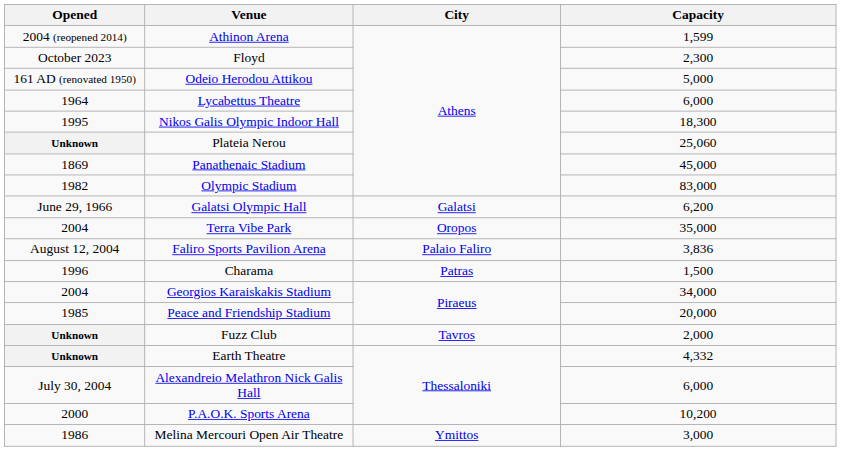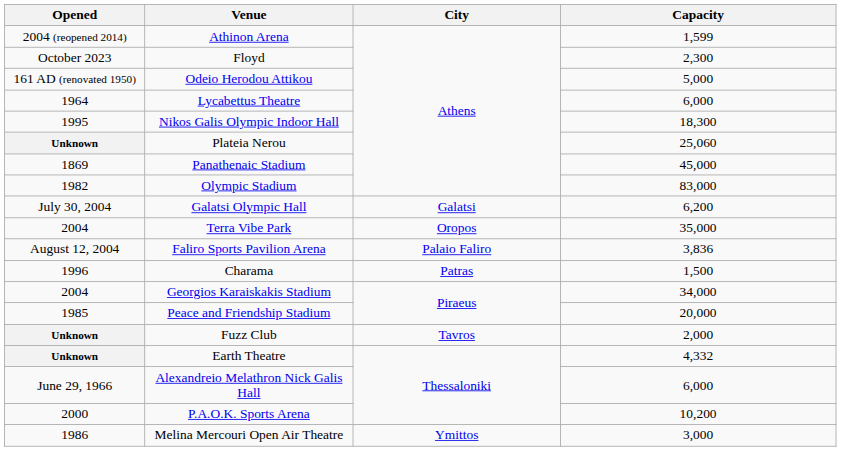(75, 206) June 29, 1966 -> (75, 206) July 30, 2004
(75, 385) July 30, 2004 -> (75, 385) June 29, 1966
